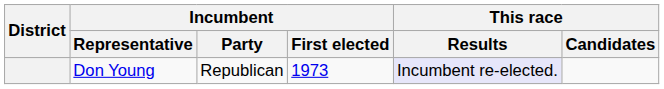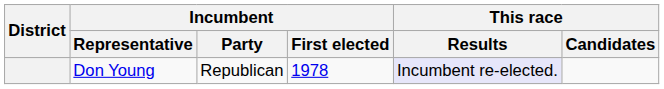(310, 70) 1973 -> (310, 70) 1978
